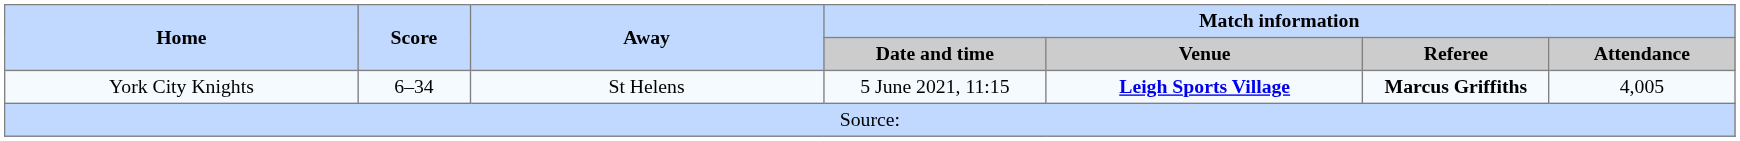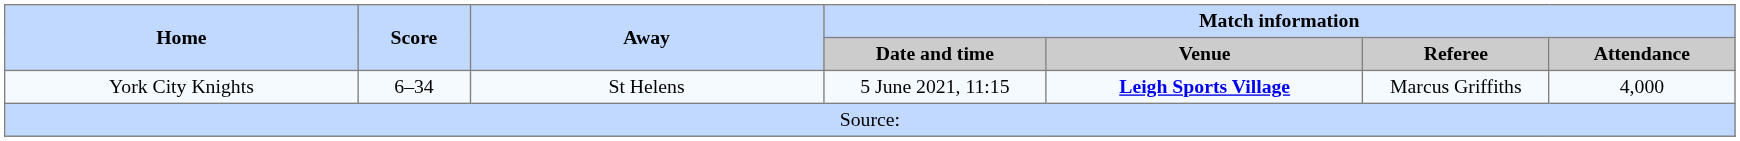(1456, 86) bold -> (1456, 86) normal
(1642, 86) 4,005 -> (1642, 86) 4,000
